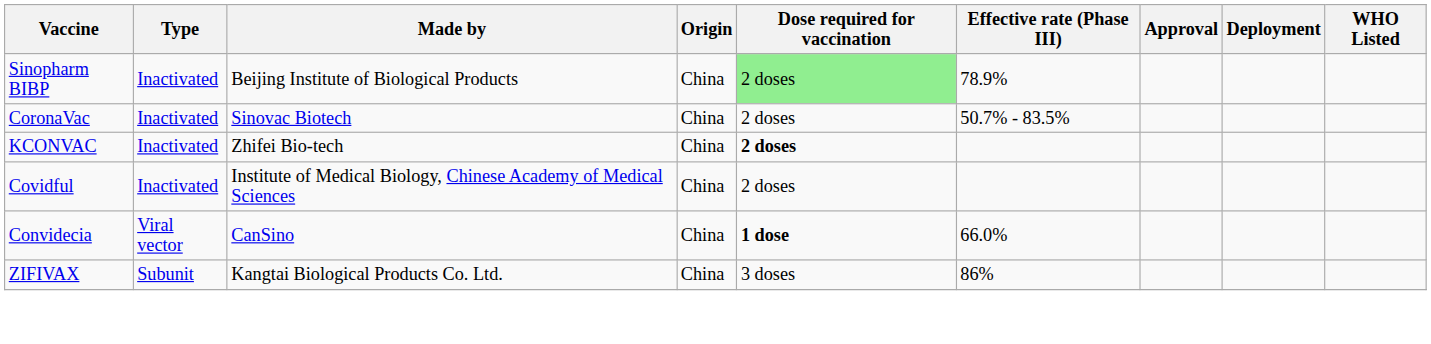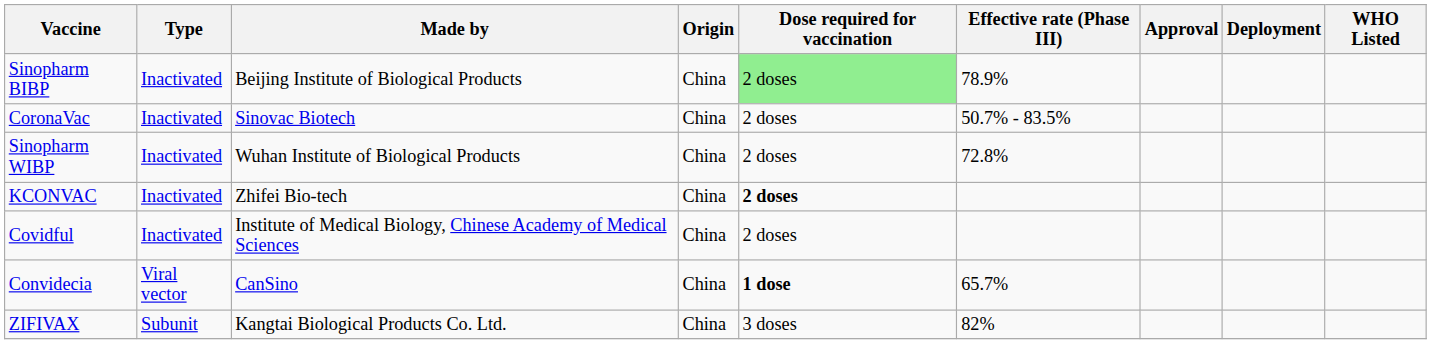+ row: (49, 157)
(984, 235) 66.0% -> (985, 284) 65.7%
(977, 274) 86% -> (978, 324) 82%
